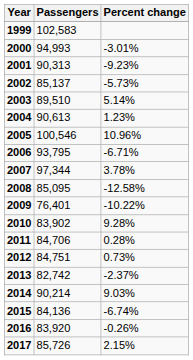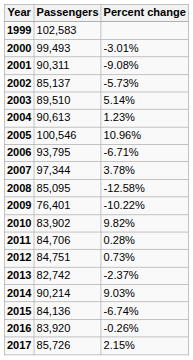(53, 48) 94,993 -> (53, 48) 99,493
(53, 65) 90,313 -> (53, 65) 90,311
(121, 65) -9.23% -> (121, 65) -9.08%
(119, 223) 9.28% -> (119, 223) 9.82%
